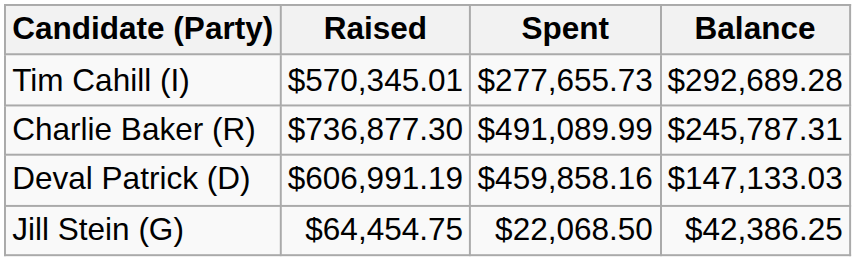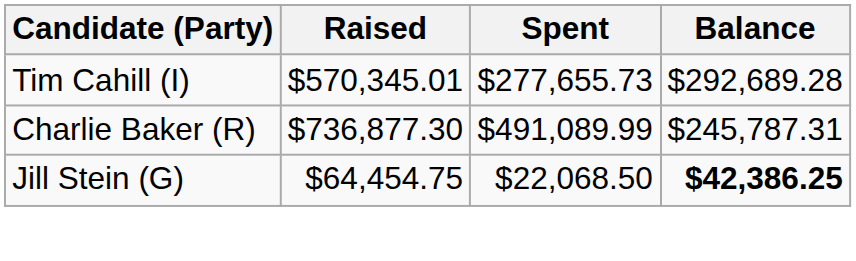- row: (131, 179)
(764, 229) normal -> (764, 179) bold
